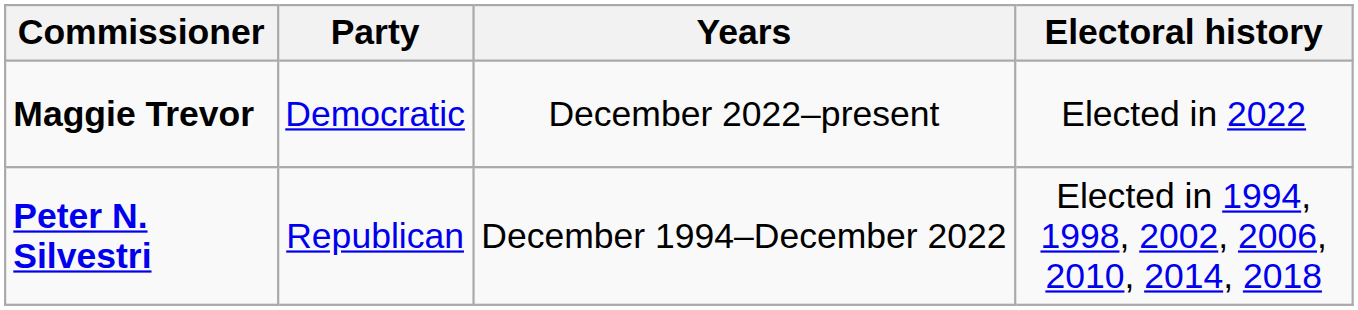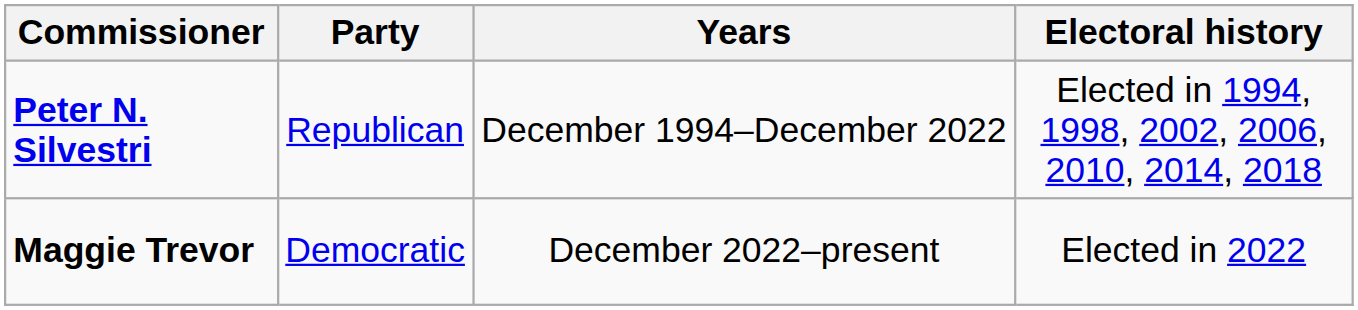rows swapped: (82, 235) <-> (134, 114)
